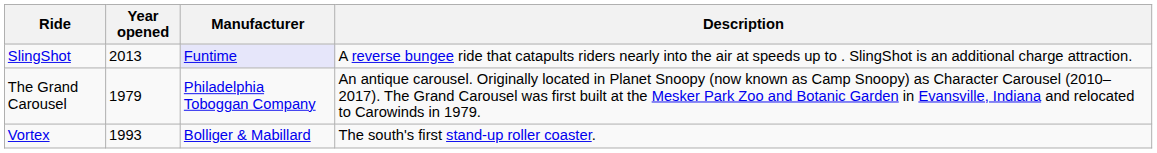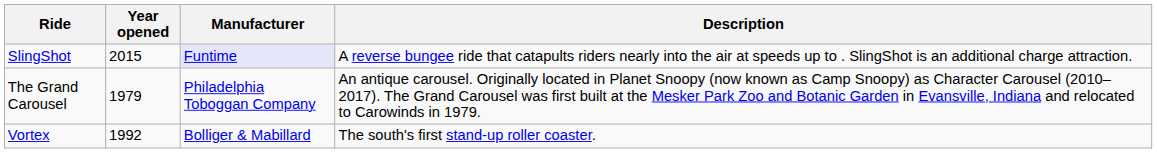(125, 56) 2013 -> (125, 56) 2015
(125, 135) 1993 -> (125, 135) 1992
